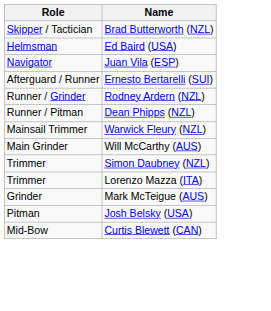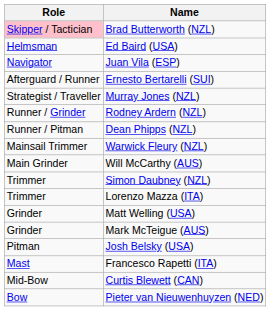(50, 29) no background -> (50, 29) pink background
+ row: (152, 96)
+ row: (150, 213)
+ row: (161, 264)
+ row: (184, 297)
